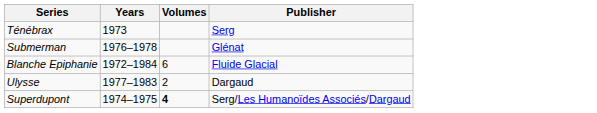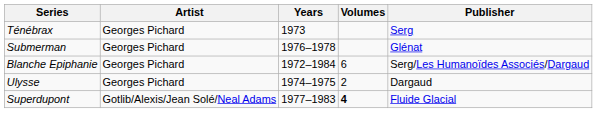+ column: (189, 13)
(245, 64) Fluide Glacial -> (490, 64) Serg/Les Humanoïdes Associés/Dargaud
(130, 82) 1977–1983 -> (308, 82) 1974–1975
(130, 99) 1974–1975 -> (308, 99) 1977–1983
(311, 99) Serg/Les Humanoïdes Associés/Dargaud -> (423, 99) Fluide Glacial
